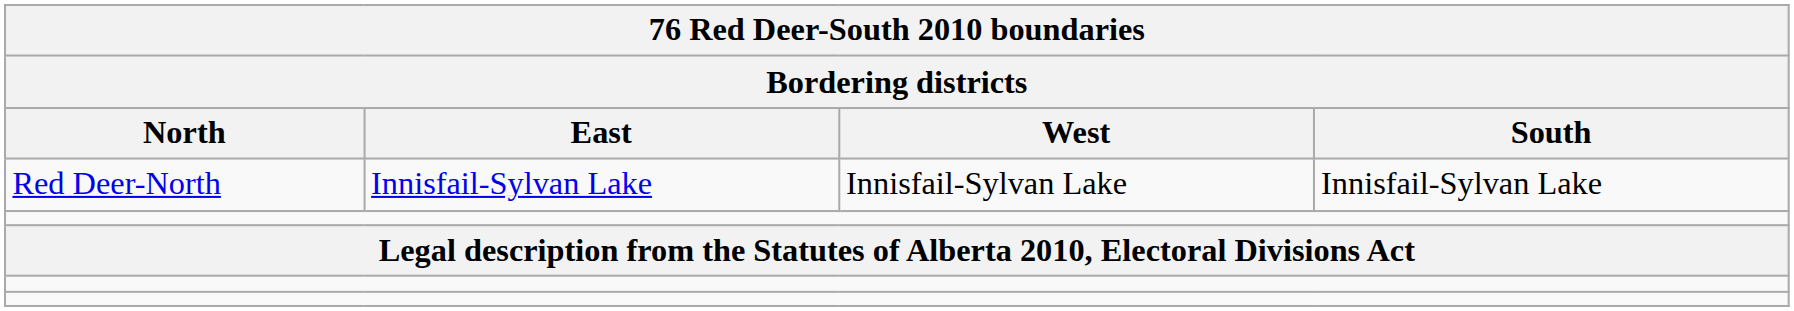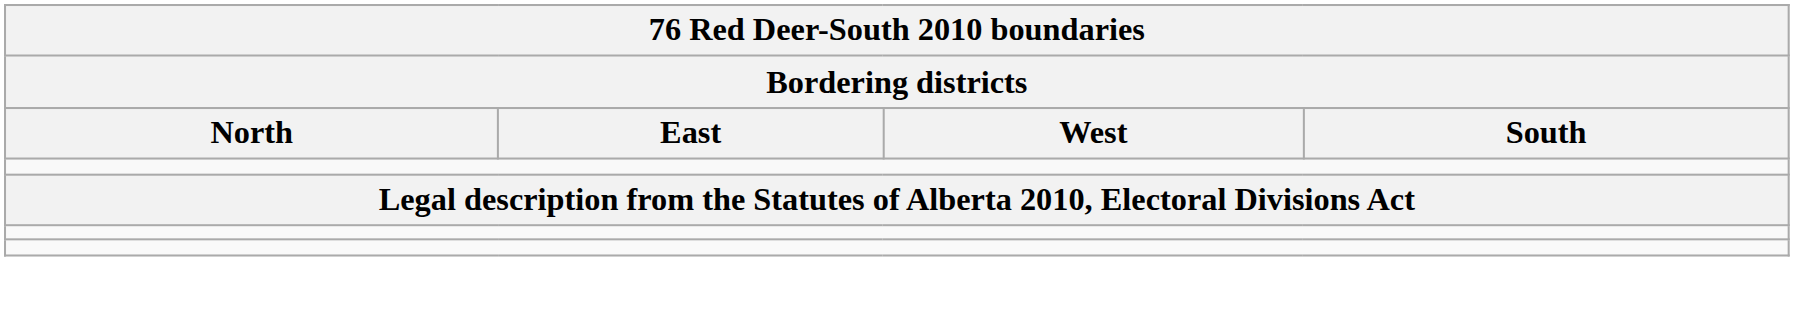- row: (117, 183)
